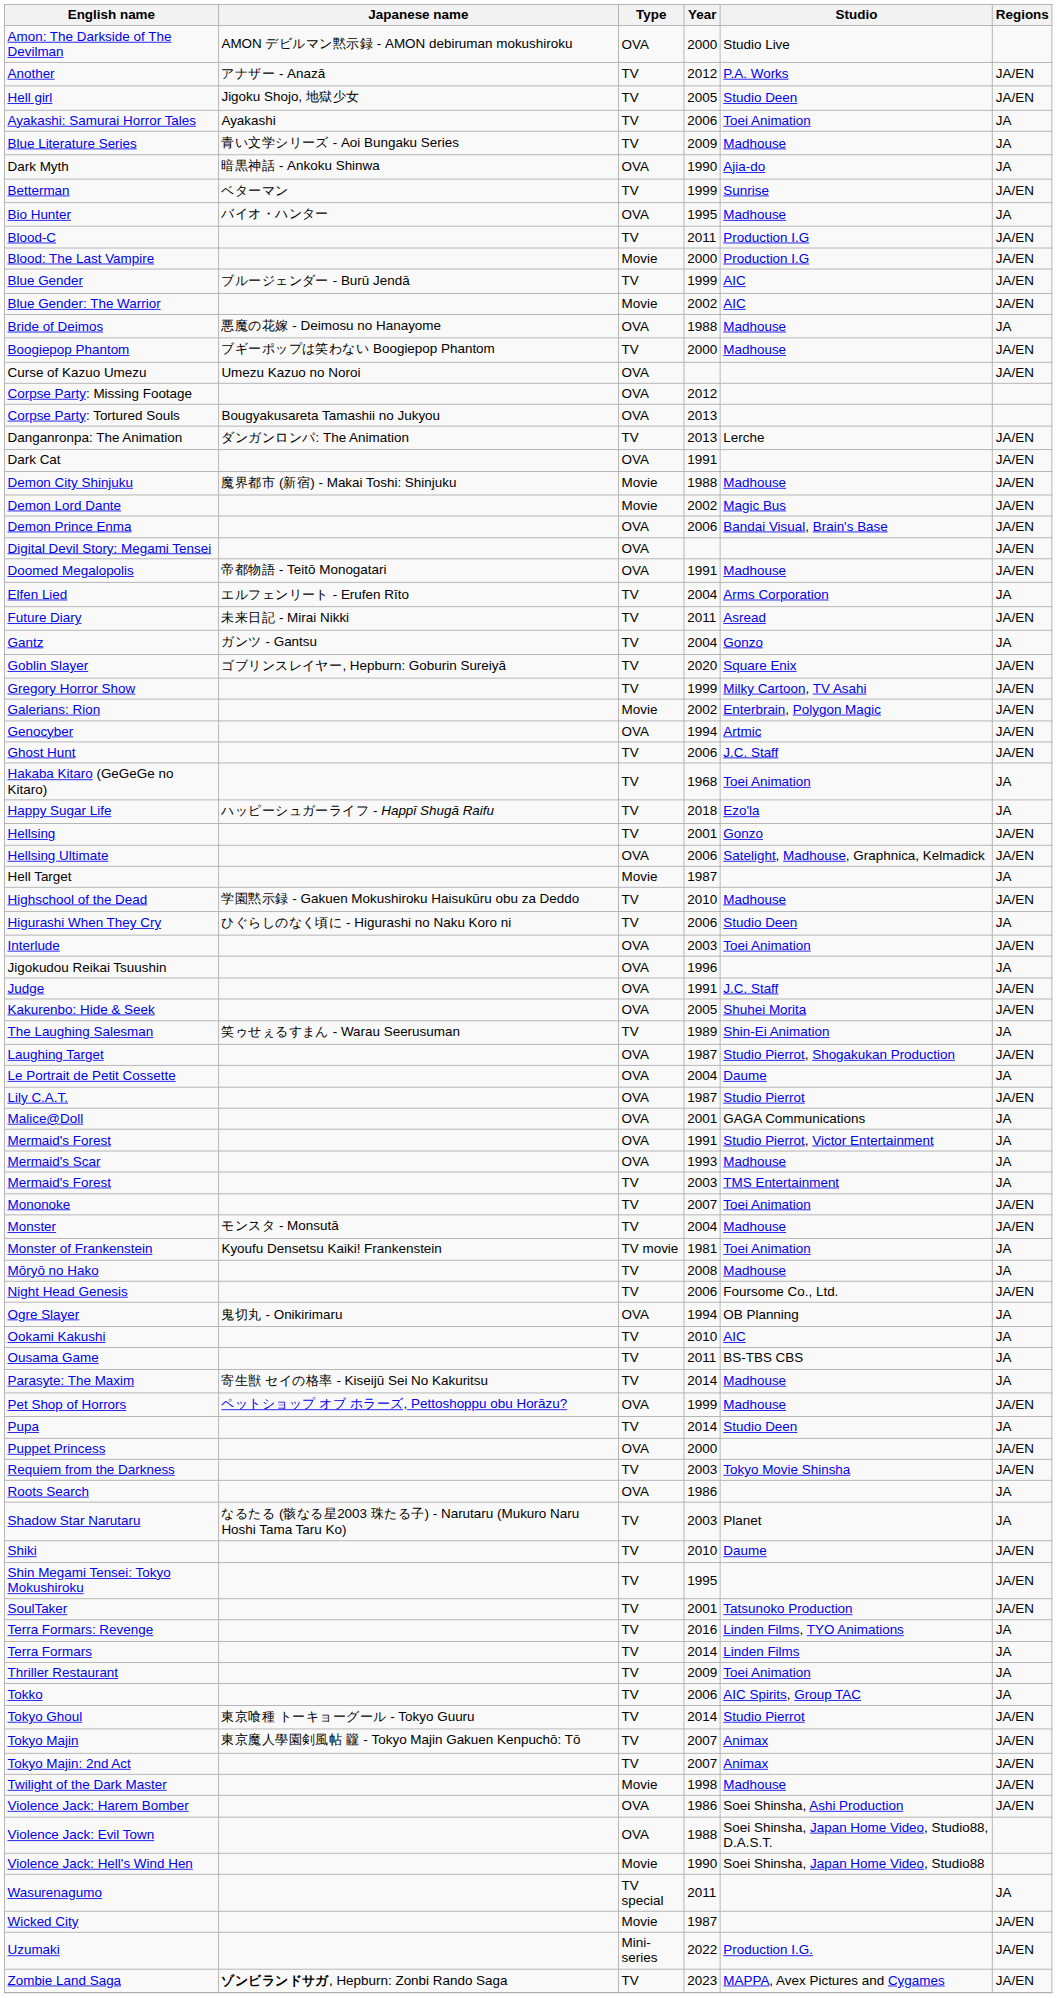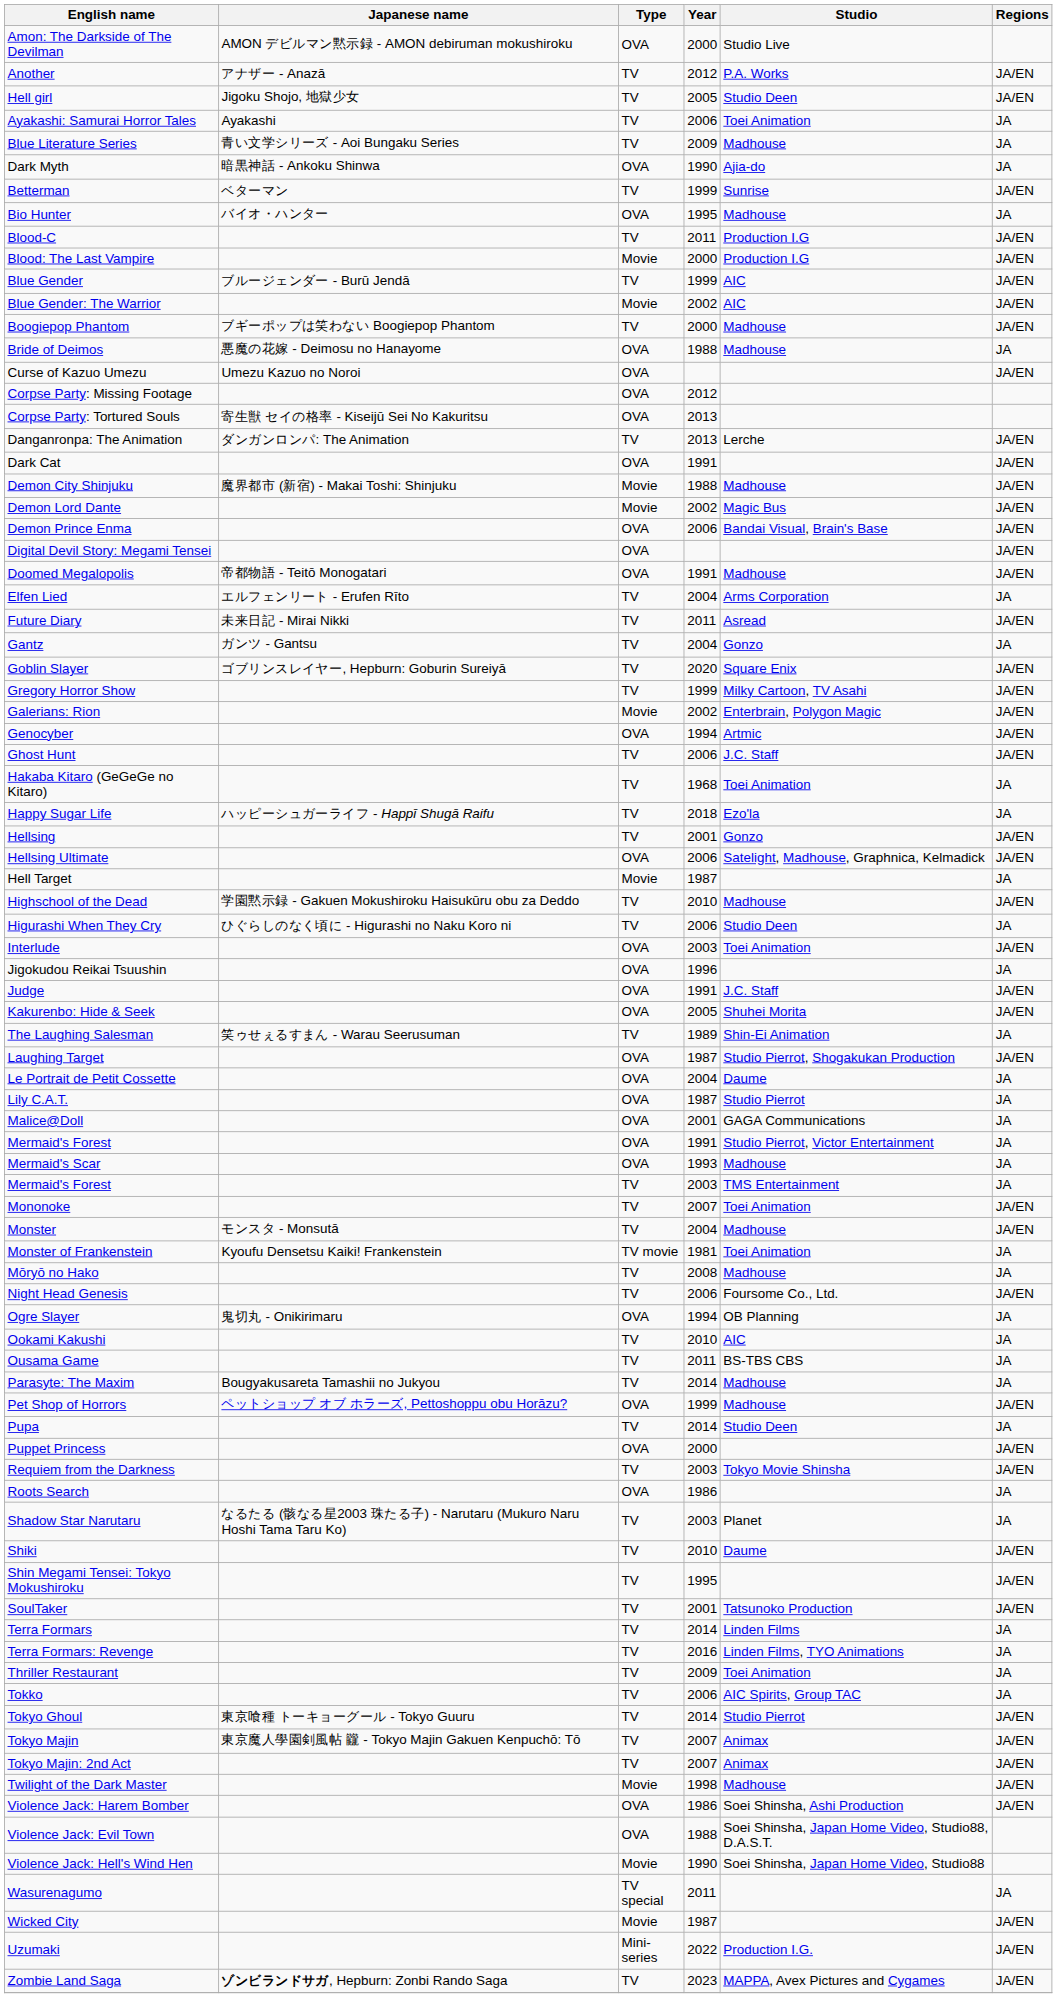rows swapped: (68, 350) <-> (55, 326)
(331, 415) Bougyakusareta Tamashii no Jukyou -> (355, 416) 寄生獣 セイの格率 - Kiseijū Sei No Kakuritsu
(1015, 1097) JA/EN -> (1004, 1100) JA
(355, 1380) 寄生獣 セイの格率 - Kiseijū Sei No Kakuritsu -> (331, 1382) Bougyakusareta Tamashii no Jukyou
rows swapped: (50, 1652) <-> (80, 1630)
